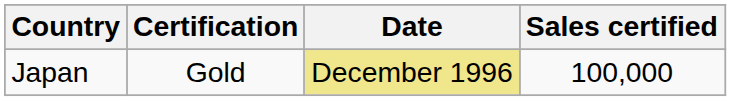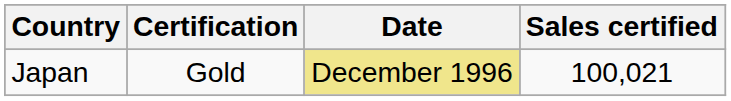(622, 71) 100,000 -> (622, 71) 100,021
